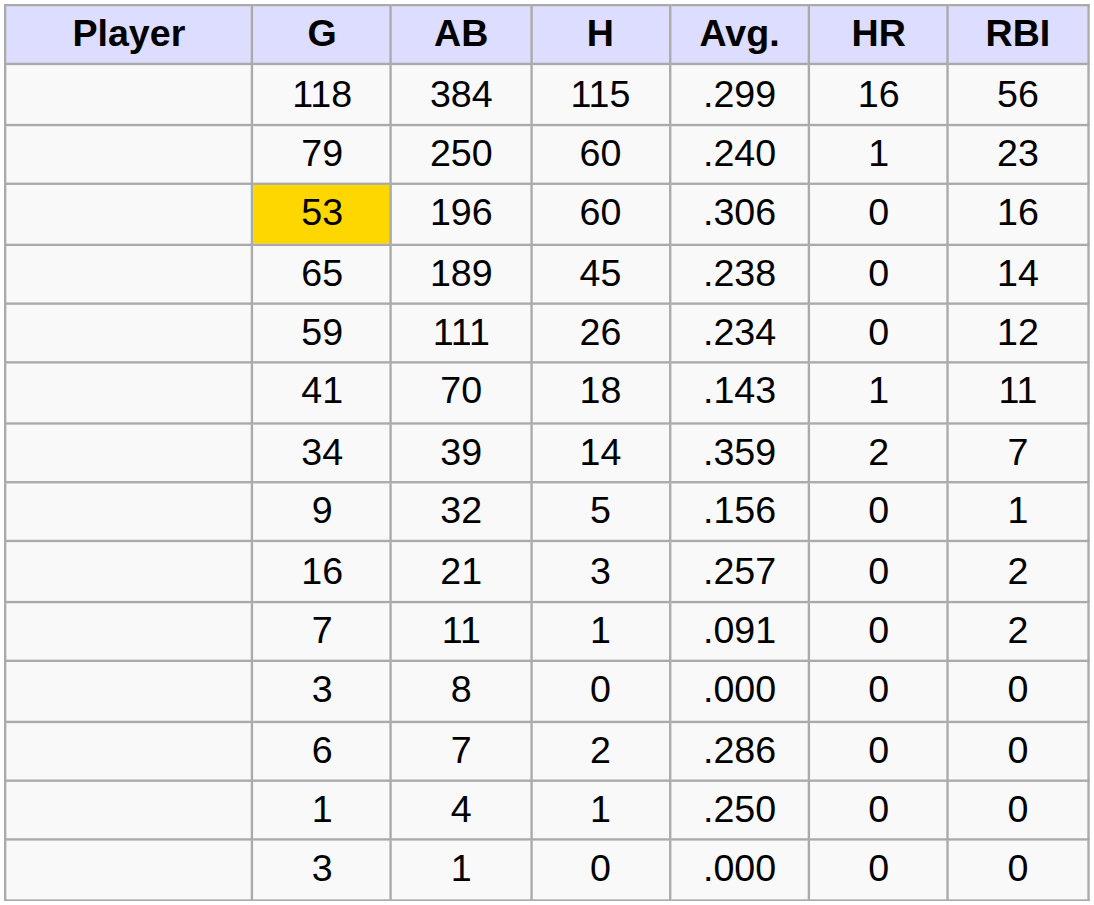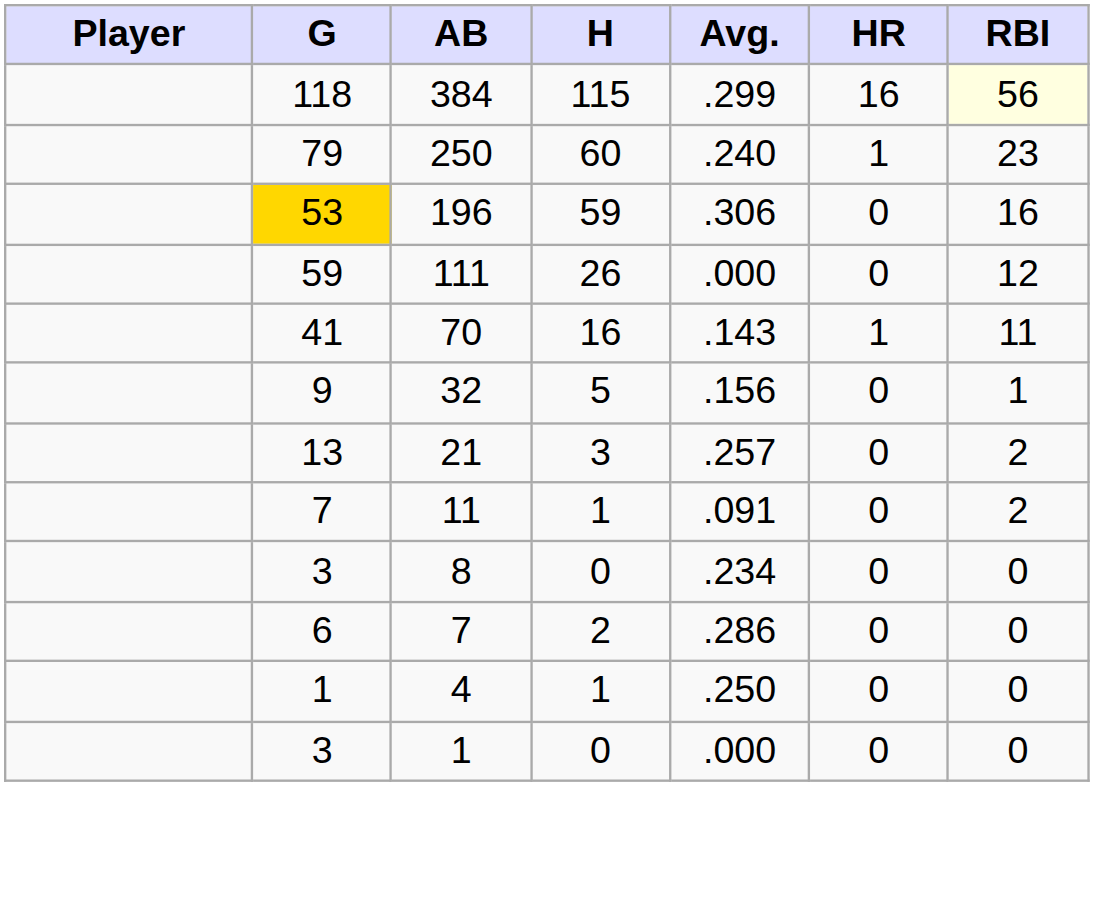(1018, 93) no background -> (1018, 93) lightyellow background
(600, 213) 60 -> (600, 213) 59
- row: (461, 272)
(740, 332) .234 -> (740, 272) .000
(600, 392) 18 -> (600, 332) 16
- row: (461, 451)
(322, 570) 16 -> (322, 451) 13
(740, 690) .000 -> (740, 570) .234
